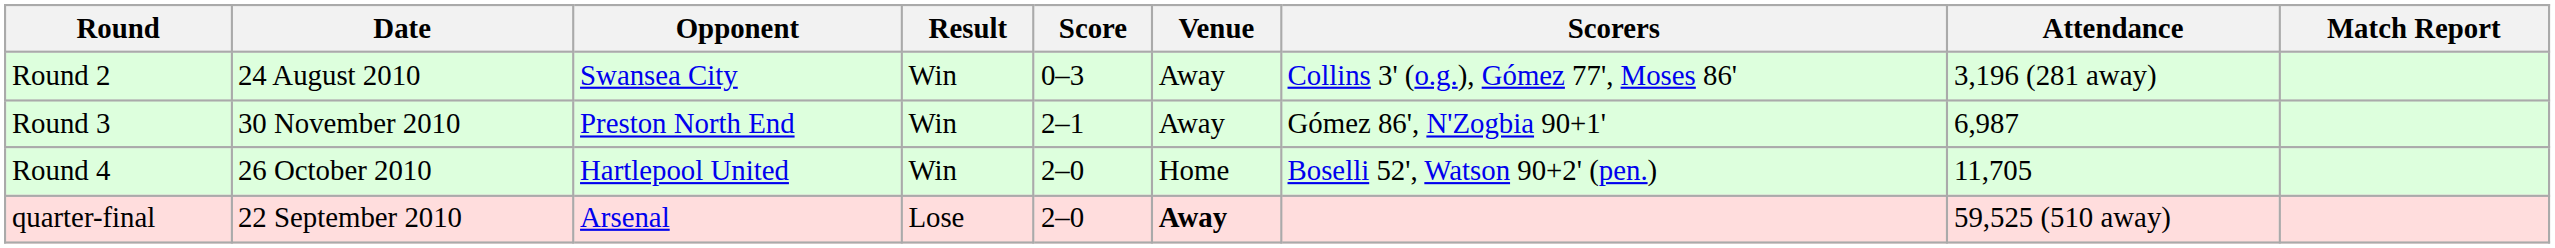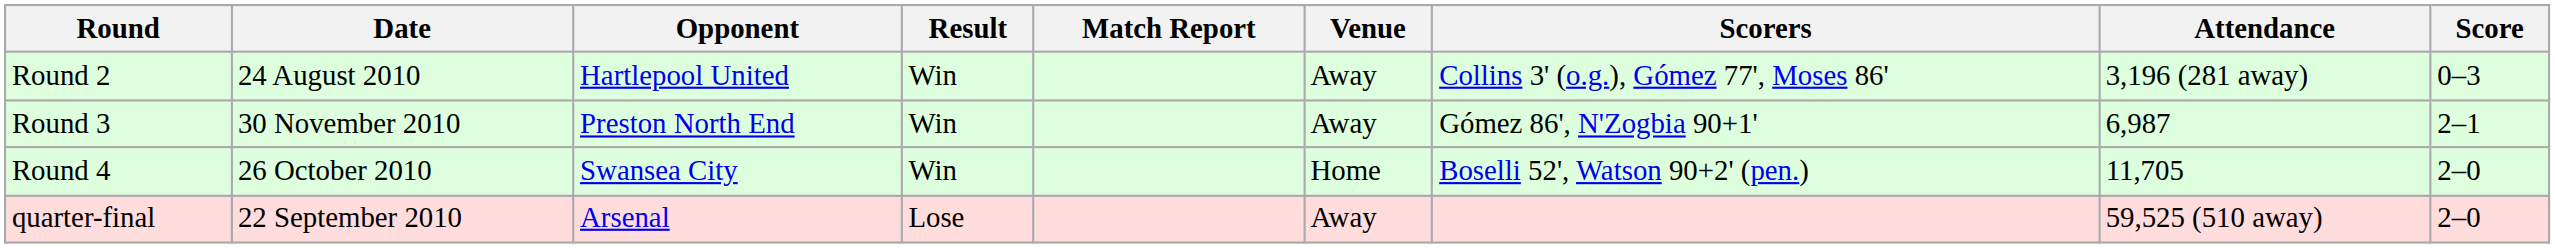columns swapped: (1093, 27) <-> (2414, 27)
(659, 75) Swansea City -> (684, 75) Hartlepool United
(684, 170) Hartlepool United -> (659, 170) Swansea City
(1193, 218) bold -> (1344, 218) normal
